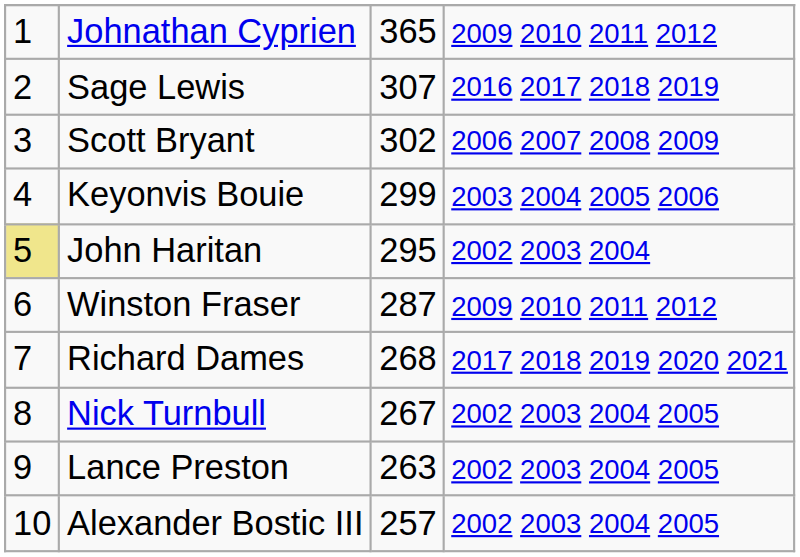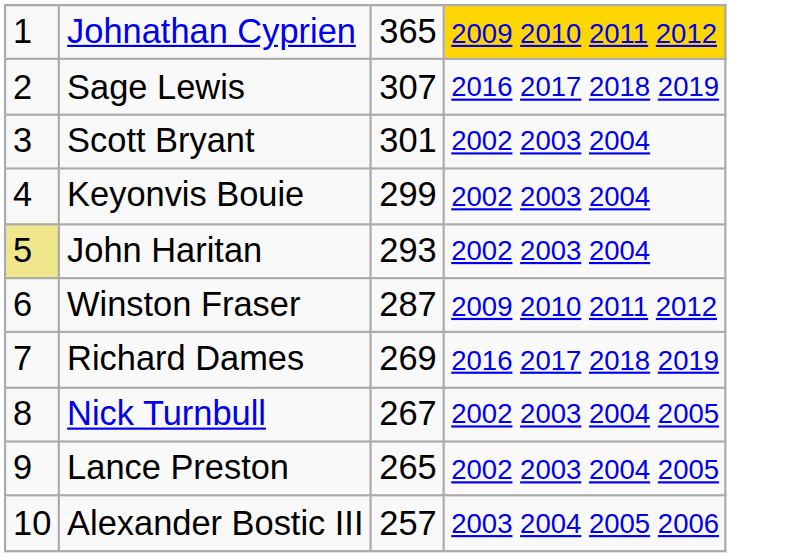(584, 32) no background -> (584, 32) gold background
(408, 140) 302 -> (408, 140) 301
(585, 141) 2006 2007 2008 2009 -> (551, 141) 2002 2003 2004
(585, 196) 2003 2004 2005 2006 -> (551, 196) 2002 2003 2004
(408, 250) 295 -> (408, 250) 293
(408, 359) 268 -> (408, 359) 269
(620, 360) 2017 2018 2019 2020 2021 -> (585, 360) 2016 2017 2018 2019
(408, 468) 263 -> (408, 468) 265
(585, 523) 2002 2003 2004 2005 -> (585, 523) 2003 2004 2005 2006
